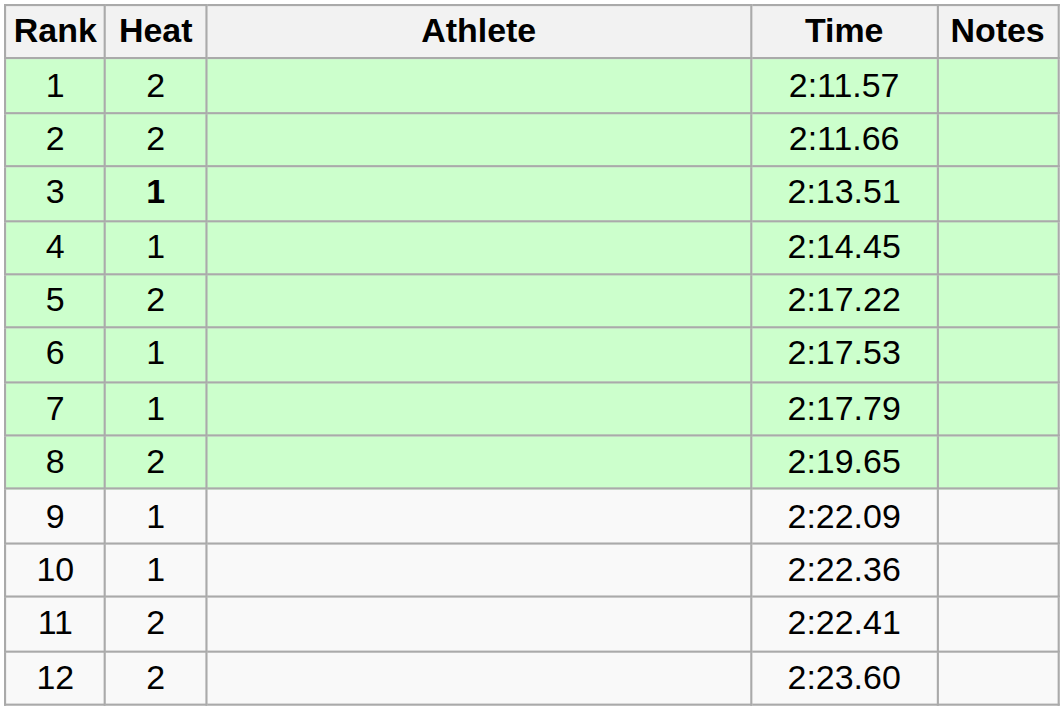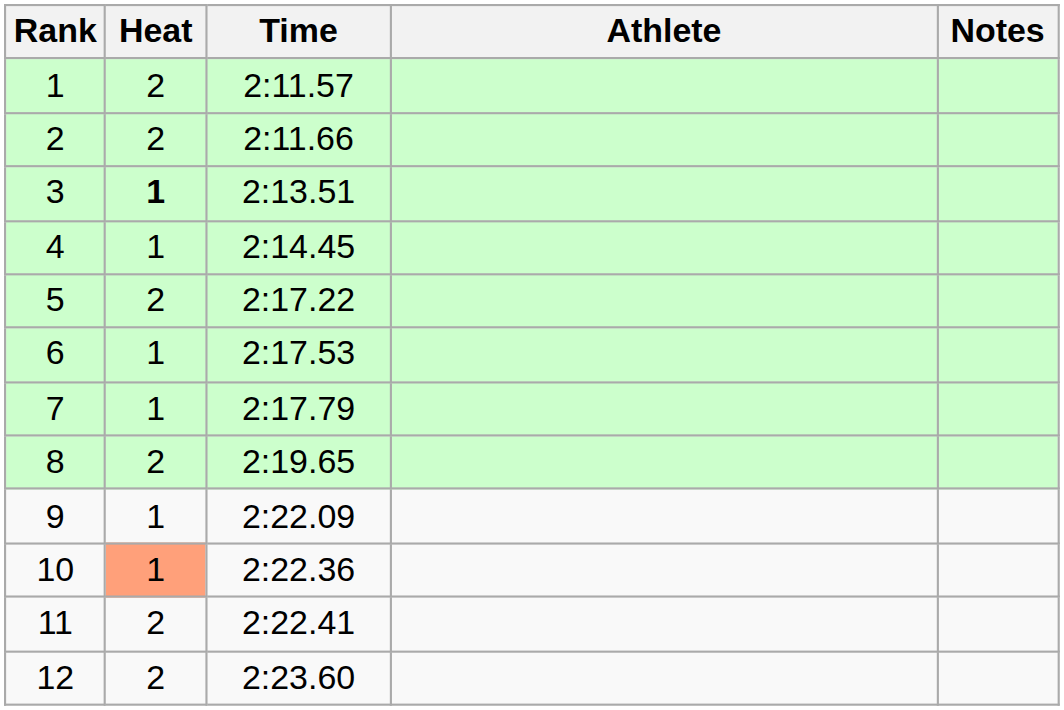columns swapped: (479, 31) <-> (844, 31)
(156, 569) no background -> (156, 569) lightsalmon background
